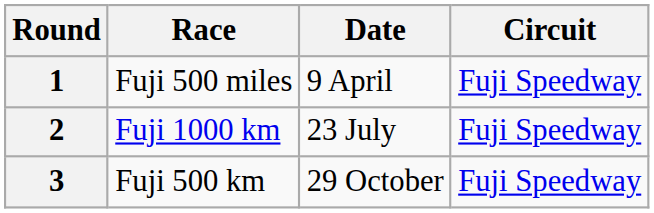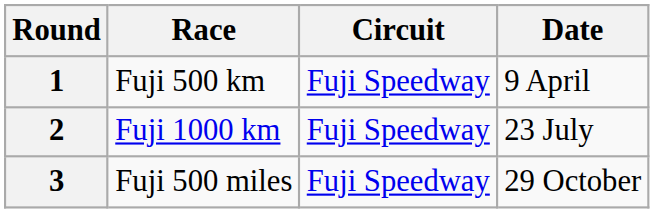columns swapped: (550, 30) <-> (375, 30)
(204, 80) Fuji 500 miles -> (190, 80) Fuji 500 km
(190, 181) Fuji 500 km -> (204, 181) Fuji 500 miles
